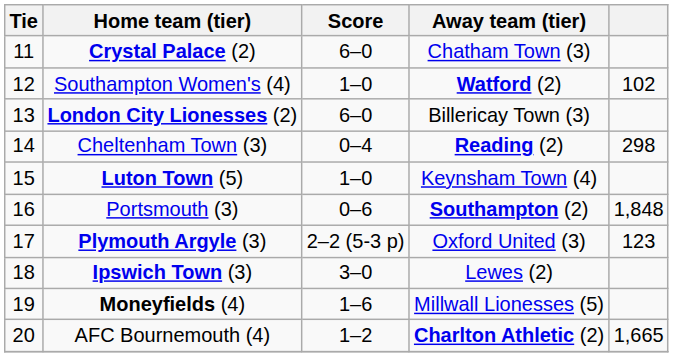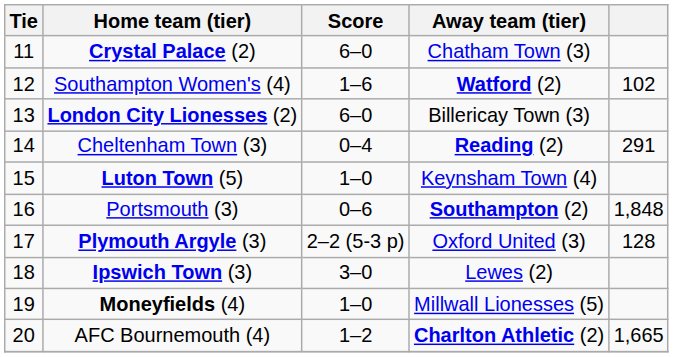(356, 83) 1–0 -> (356, 83) 1–6
(639, 146) 298 -> (639, 146) 291
(639, 241) 123 -> (639, 241) 128
(356, 304) 1–6 -> (356, 304) 1–0
